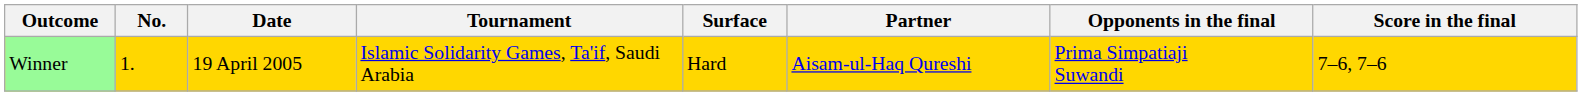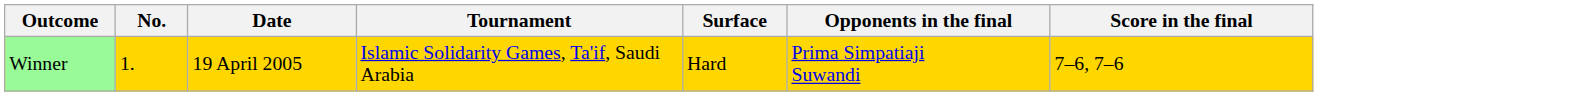- column: (918, 20)
